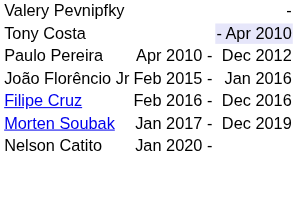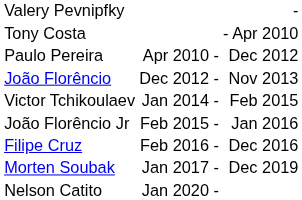(254, 33) lavender background -> (261, 33) no background
+ row: (58, 78)
+ row: (70, 100)
